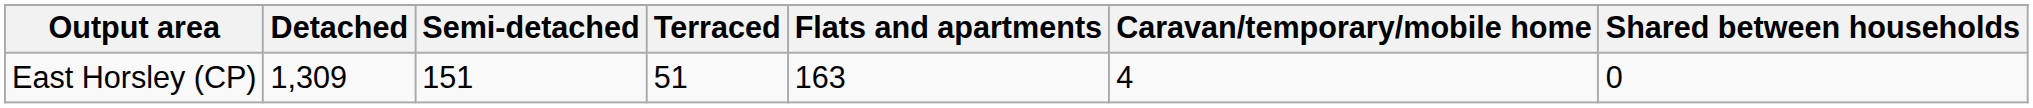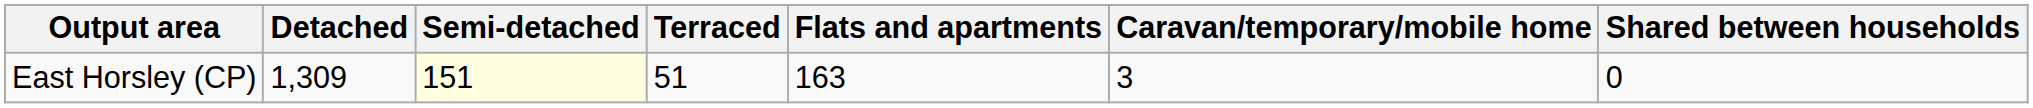(448, 77) no background -> (448, 77) lightyellow background
(1125, 77) 4 -> (1125, 77) 3
